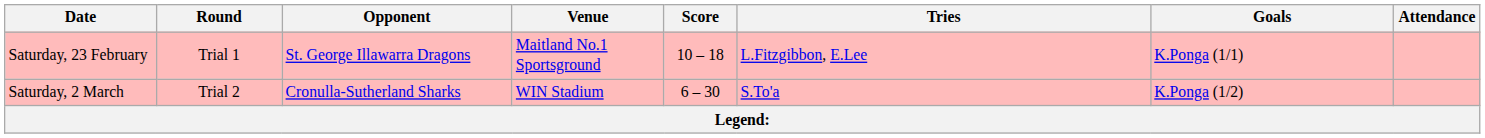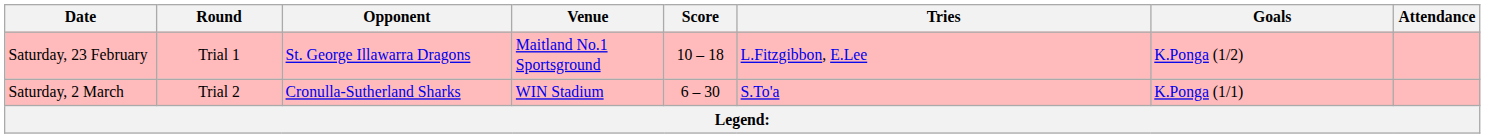(1199, 55) K.Ponga (1/1) -> (1199, 55) K.Ponga (1/2)
(1199, 92) K.Ponga (1/2) -> (1199, 92) K.Ponga (1/1)
